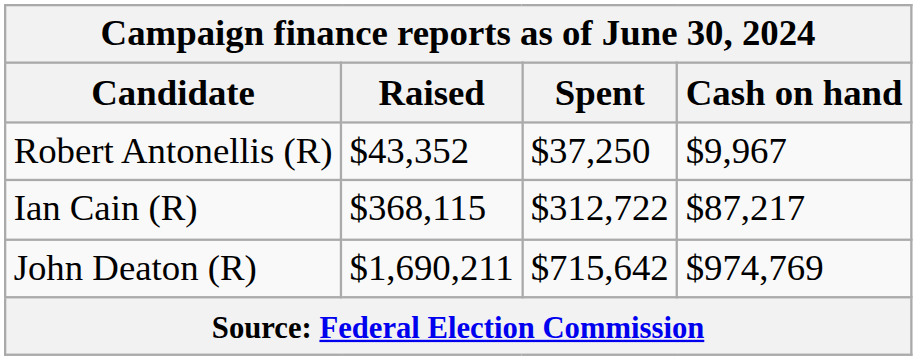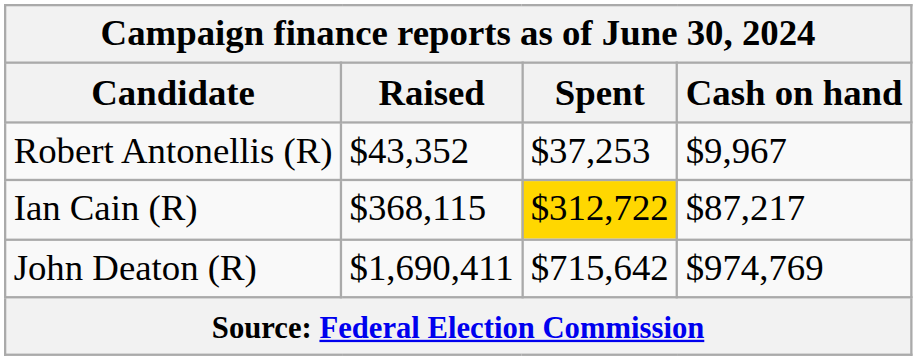(590, 150) $37,250 -> (590, 150) $37,253
(600, 208) no background -> (600, 208) gold background
(432, 267) $1,690,211 -> (432, 267) $1,690,411
